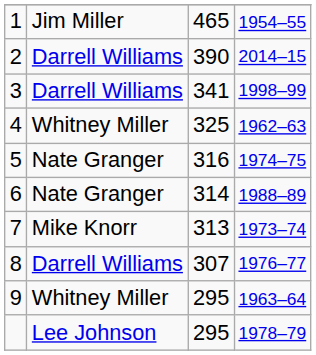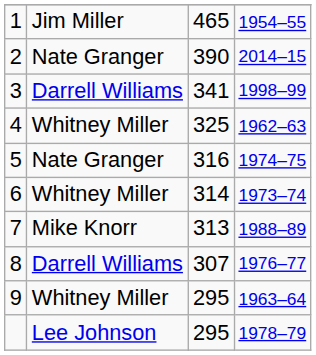(107, 56) Darrell Williams -> (98, 56) Nate Granger
(98, 194) Nate Granger -> (100, 194) Whitney Miller
(272, 194) 1988–89 -> (272, 194) 1973–74
(272, 229) 1973–74 -> (272, 229) 1988–89
